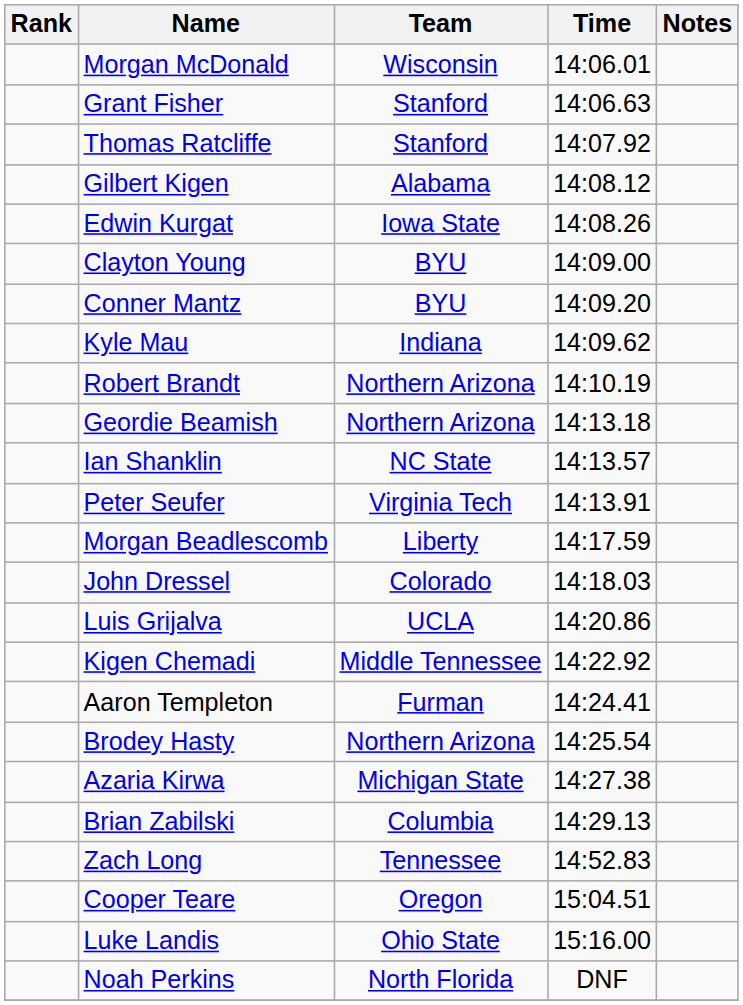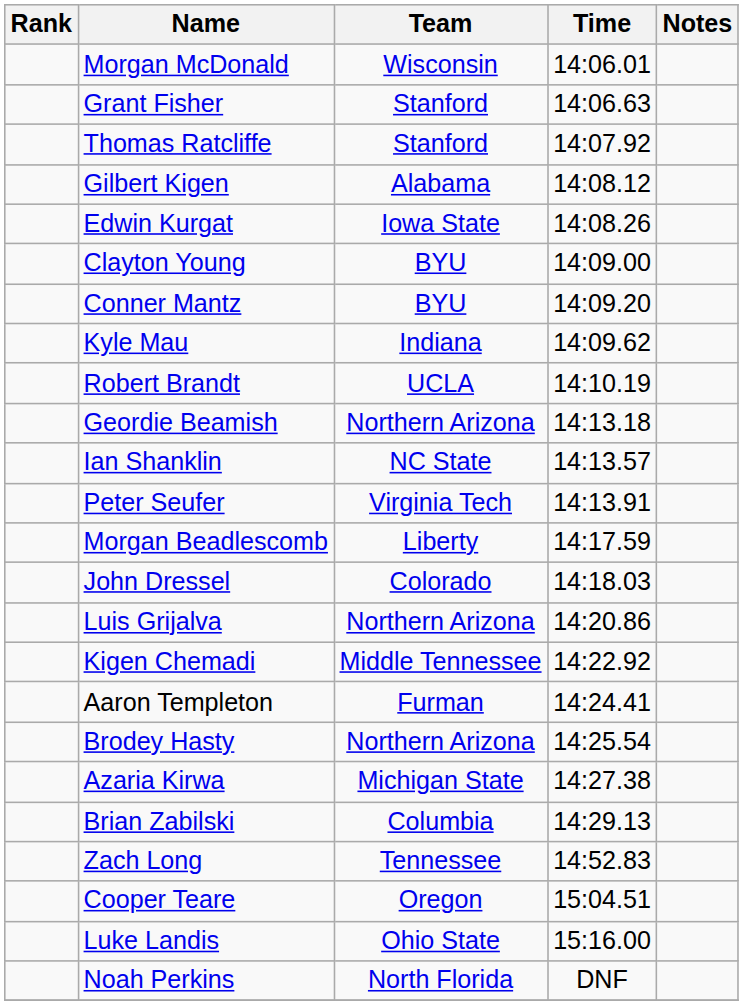(441, 382) Northern Arizona -> (441, 382) UCLA
(441, 622) UCLA -> (441, 622) Northern Arizona
